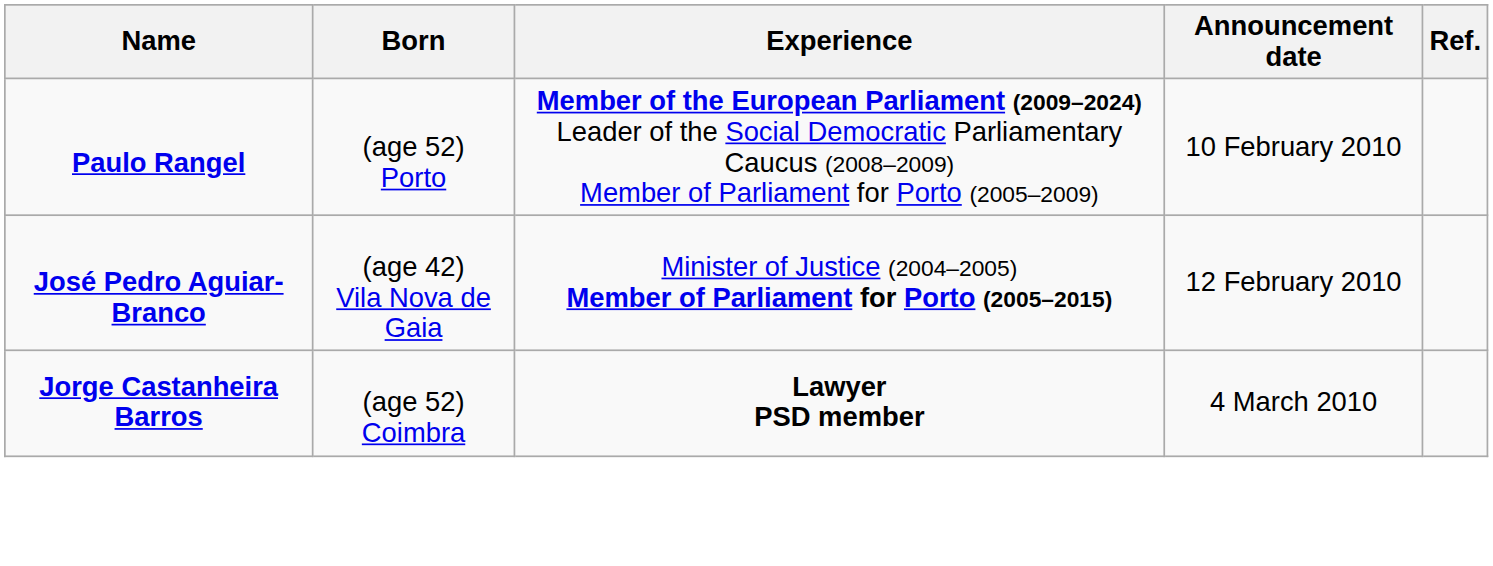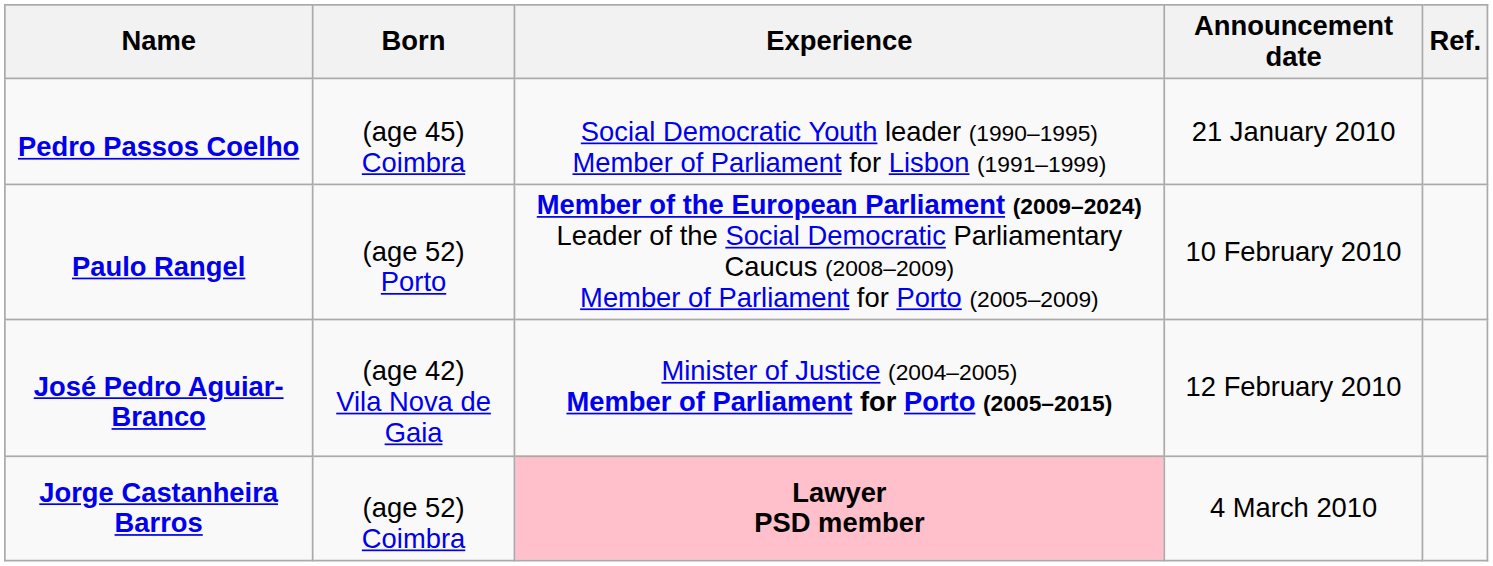+ row: (159, 146)
(839, 402) no background -> (839, 507) pink background
